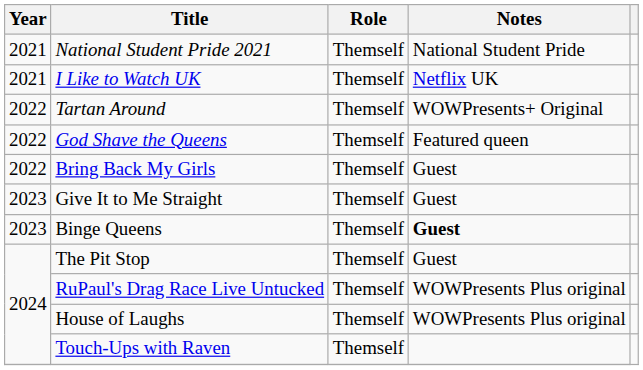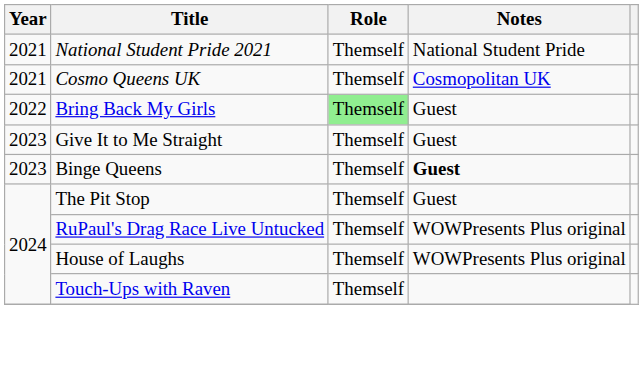+ row: (128, 79)
- row: (128, 79)
- row: (110, 109)
- row: (141, 139)
(368, 169) no background -> (368, 109) lightgreen background
